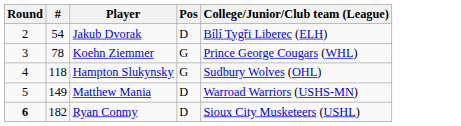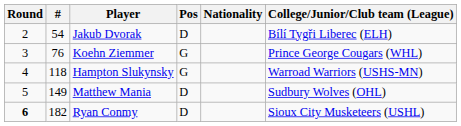+ column: (233, 14)
(58, 53) 78 -> (58, 53) 76
(262, 72) Sudbury Wolves (OHL) -> (345, 72) Warroad Warriors (USHS-MN)
(281, 92) Warroad Warriors (USHS-MN) -> (327, 92) Sudbury Wolves (OHL)
